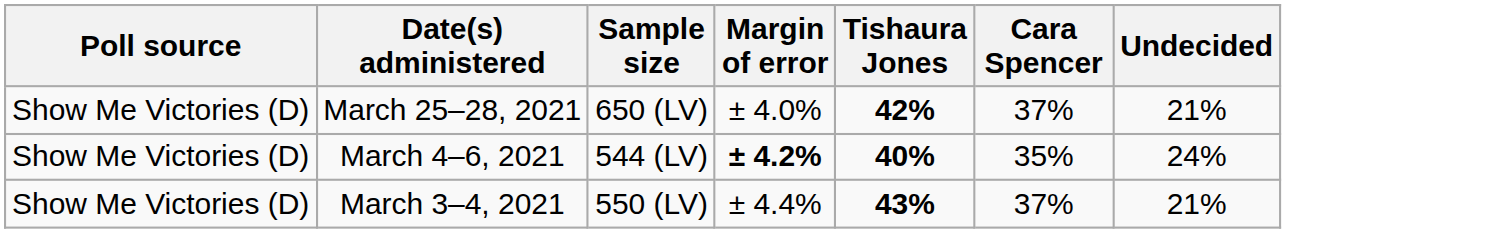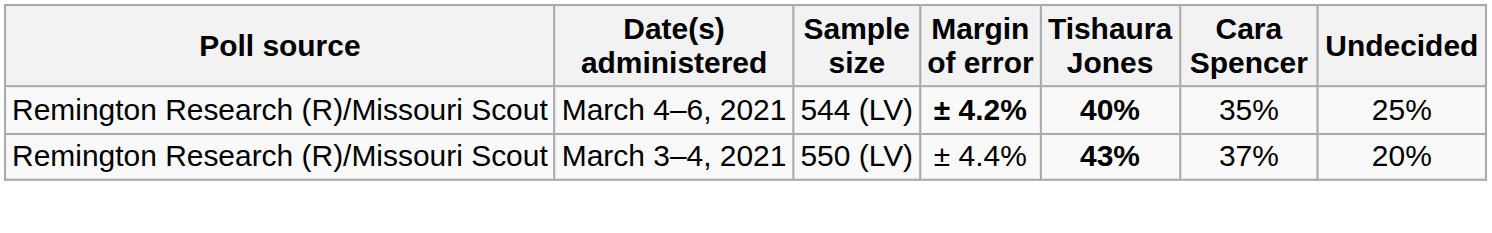- row: (452, 110)
(161, 157) Show Me Victories (D) -> (280, 110) Remington Research (R)/Missouri Scout
(1197, 157) 24% -> (1402, 110) 25%
(161, 204) Show Me Victories (D) -> (280, 157) Remington Research (R)/Missouri Scout
(1197, 204) 21% -> (1402, 157) 20%
